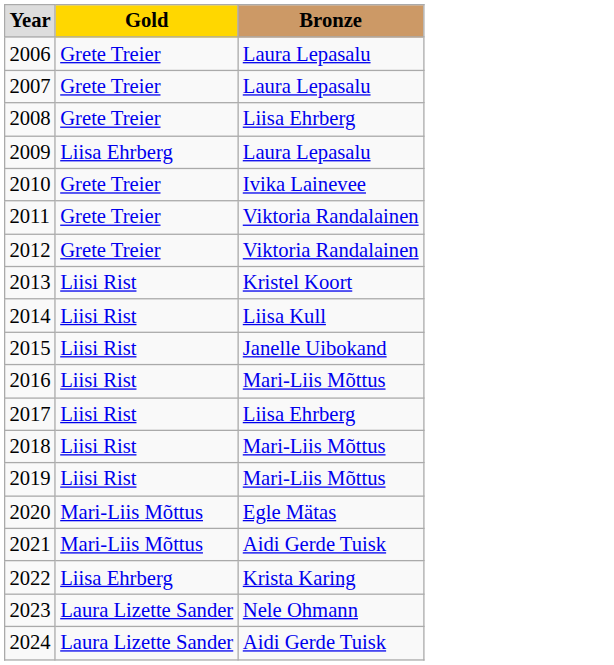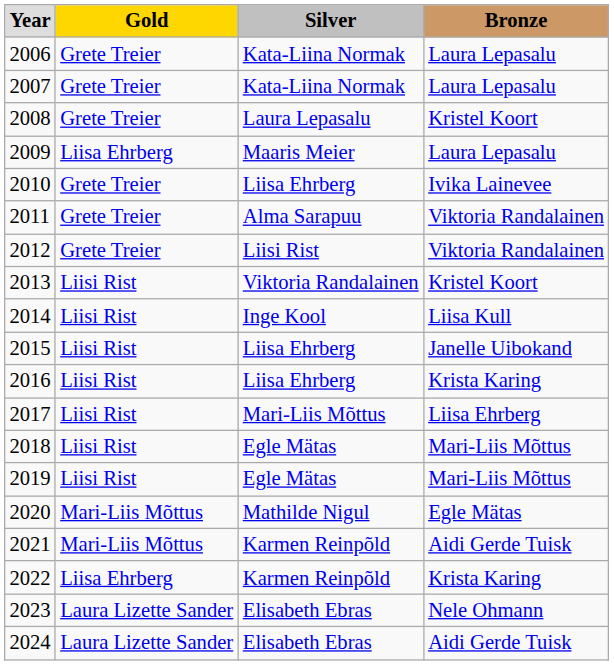+ column: (331, 20)
(299, 119) Liisa Ehrberg -> (483, 119) Kristel Koort
(314, 380) Mari-Liis Mõttus -> (485, 380) Krista Karing
